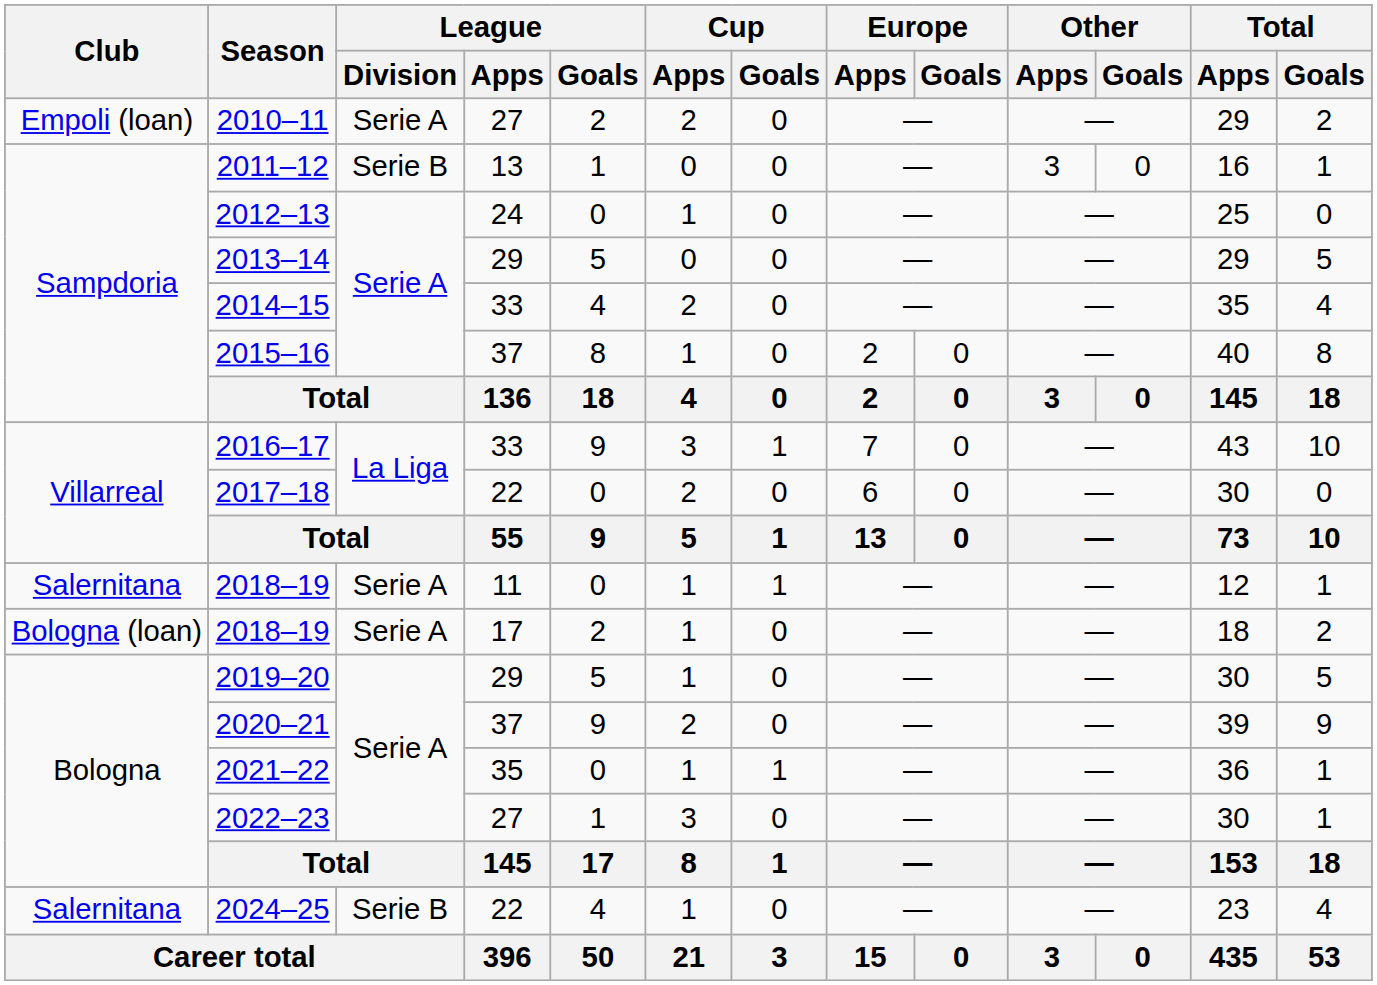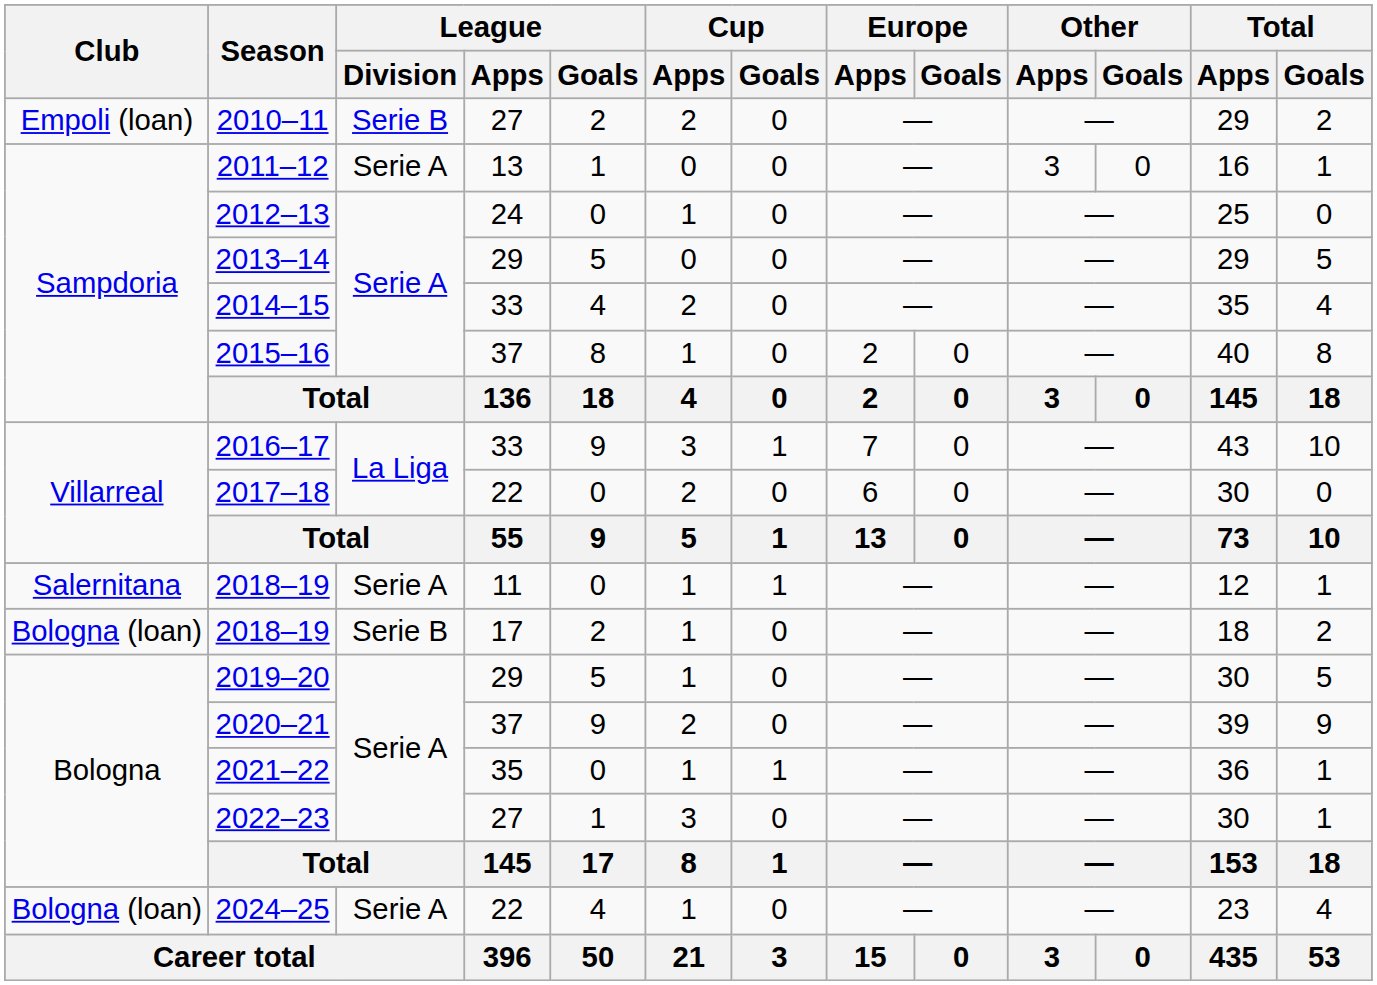(400, 120) Serie A -> (400, 120) Serie B
(400, 167) Serie B -> (400, 167) Serie A
(400, 631) Serie A -> (400, 631) Serie B
(107, 910) Salernitana -> (107, 910) Bologna (loan)
(400, 910) Serie B -> (400, 910) Serie A
